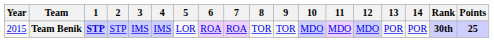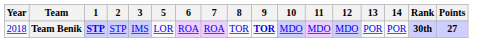- column: (162, 13)
(17, 29) 2015 -> (17, 29) 2018
(286, 29) normal -> (264, 29) bold
(473, 29) 25 -> (452, 29) 27
